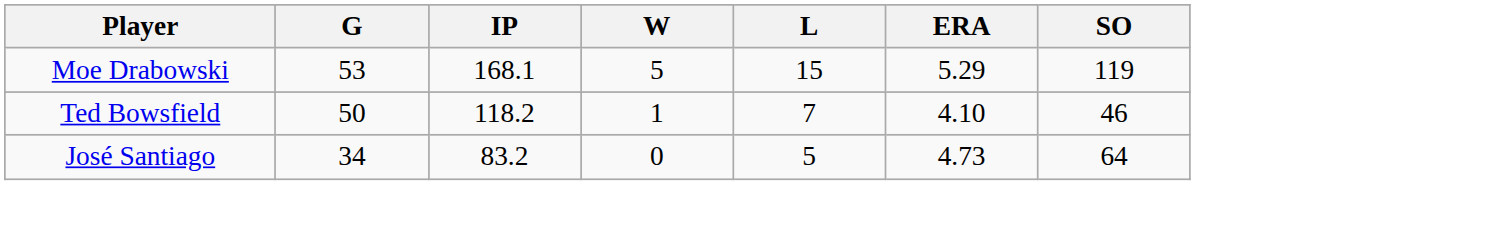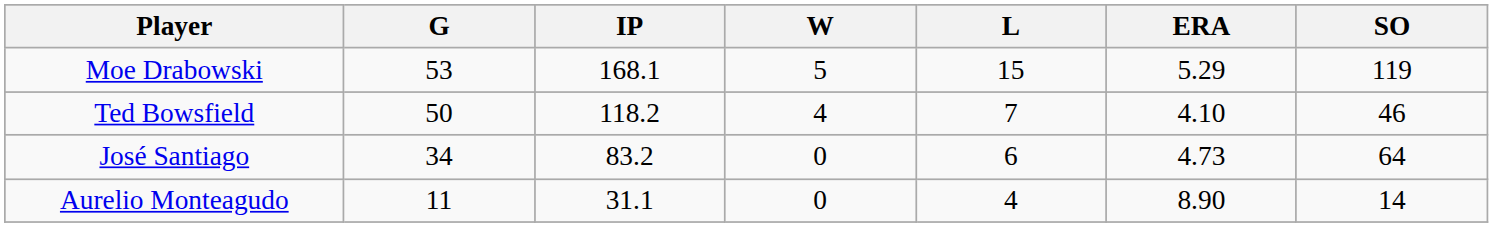(657, 112) 1 -> (820, 112) 4
(809, 156) 5 -> (1011, 156) 6
+ row: (174, 199)
